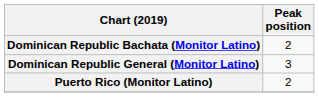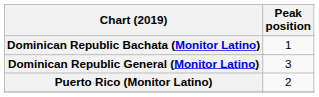(288, 45) 2 -> (288, 45) 1
